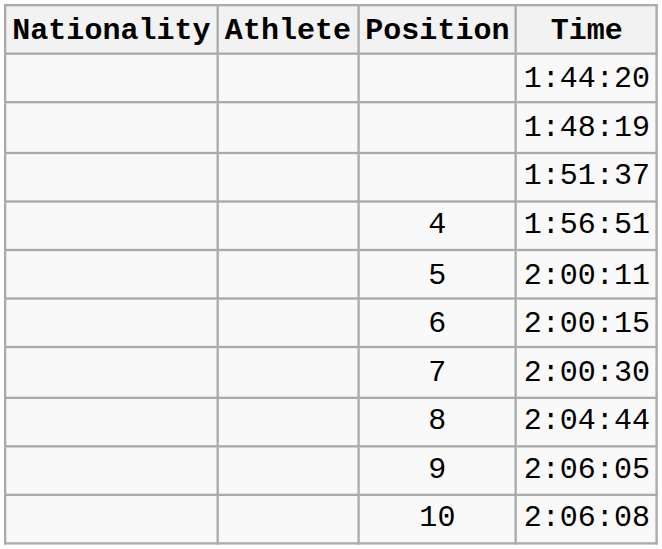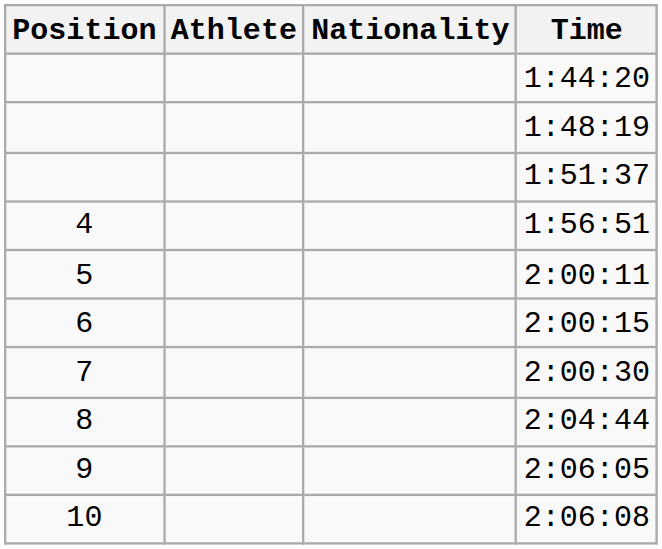columns swapped: (437, 30) <-> (111, 30)
